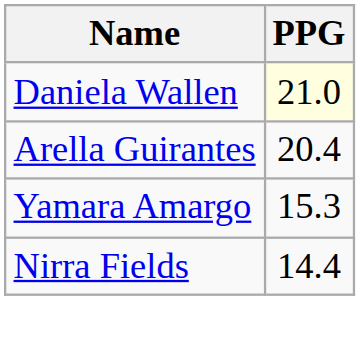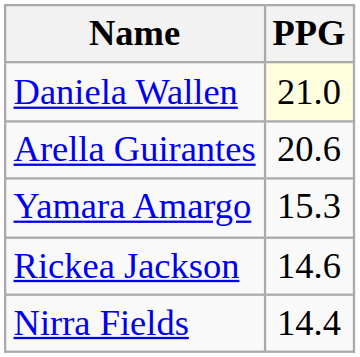(309, 149) 20.4 -> (309, 149) 20.6
+ row: (126, 264)
